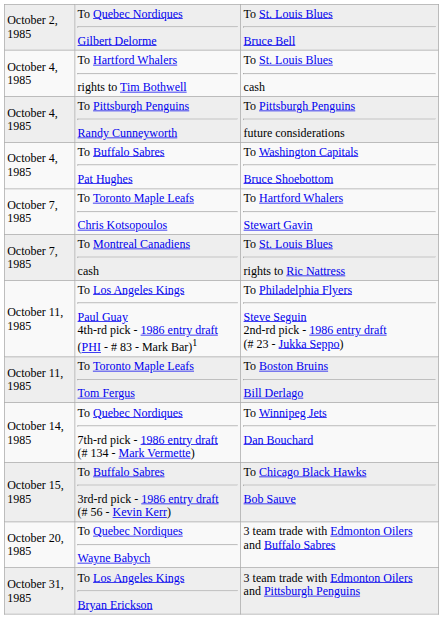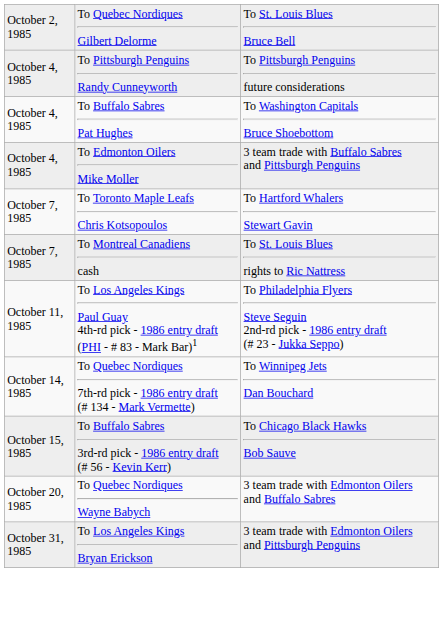- row: (158, 73)
+ row: (158, 165)
- row: (158, 379)
